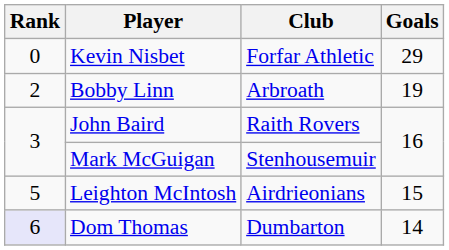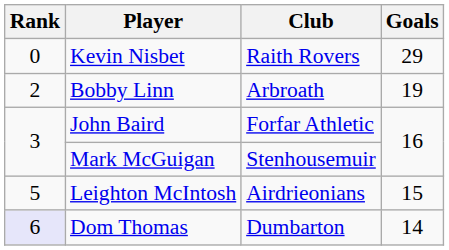(310, 55) Forfar Athletic -> (303, 55) Raith Rovers
(303, 124) Raith Rovers -> (310, 124) Forfar Athletic
